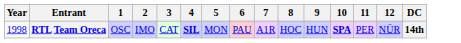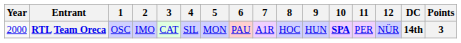+ column: (441, 13)
(17, 29) 1998 -> (17, 29) 2000
(191, 29) bold -> (191, 29) normal
